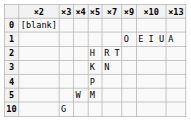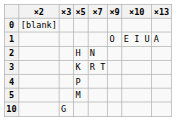- column: (81, 11)
(112, 53) R T -> (92, 53) N
(107, 67) N -> (98, 67) R T
